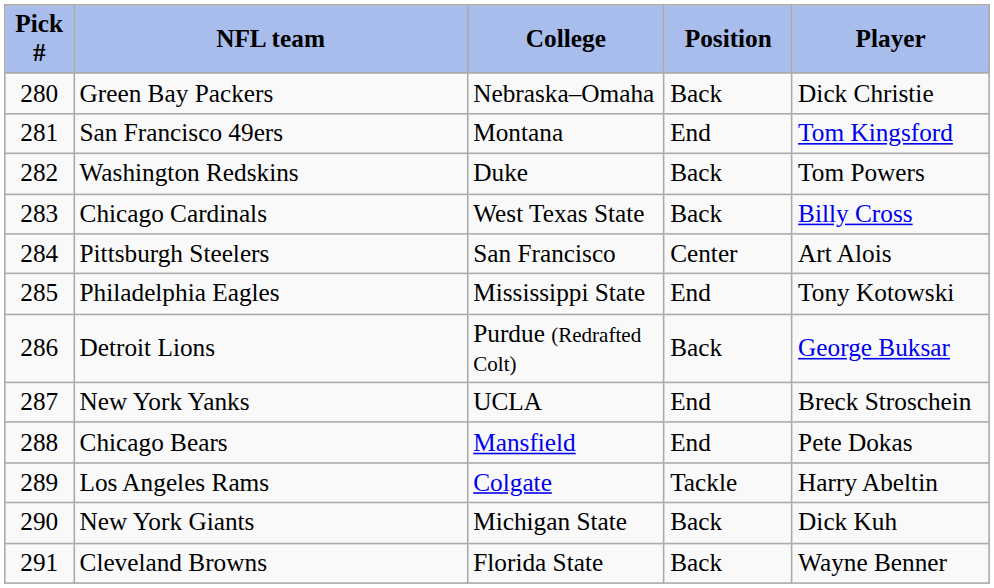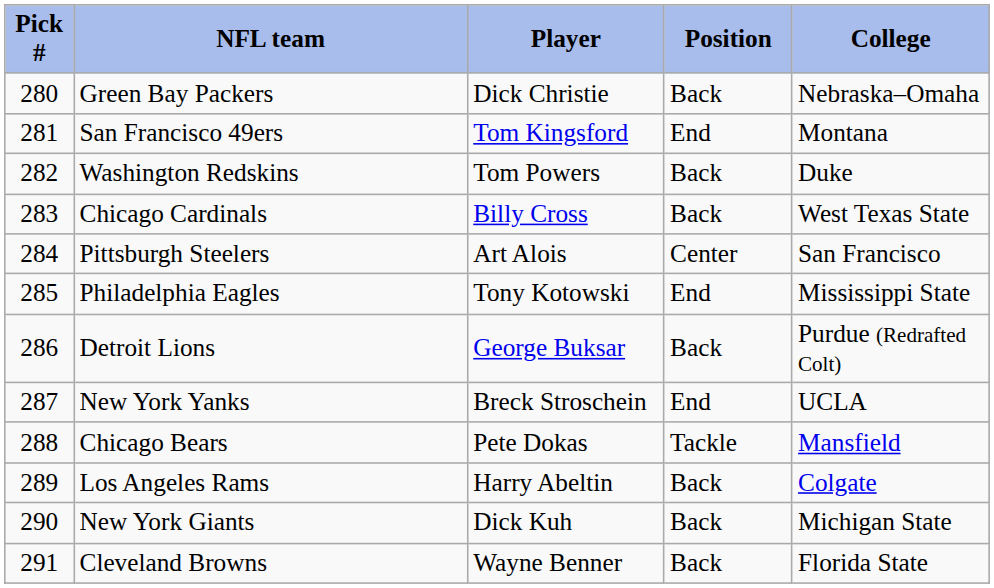columns swapped: (891, 38) <-> (566, 38)
(691, 442) End -> (704, 442) Tackle
(704, 482) Tackle -> (696, 482) Back
